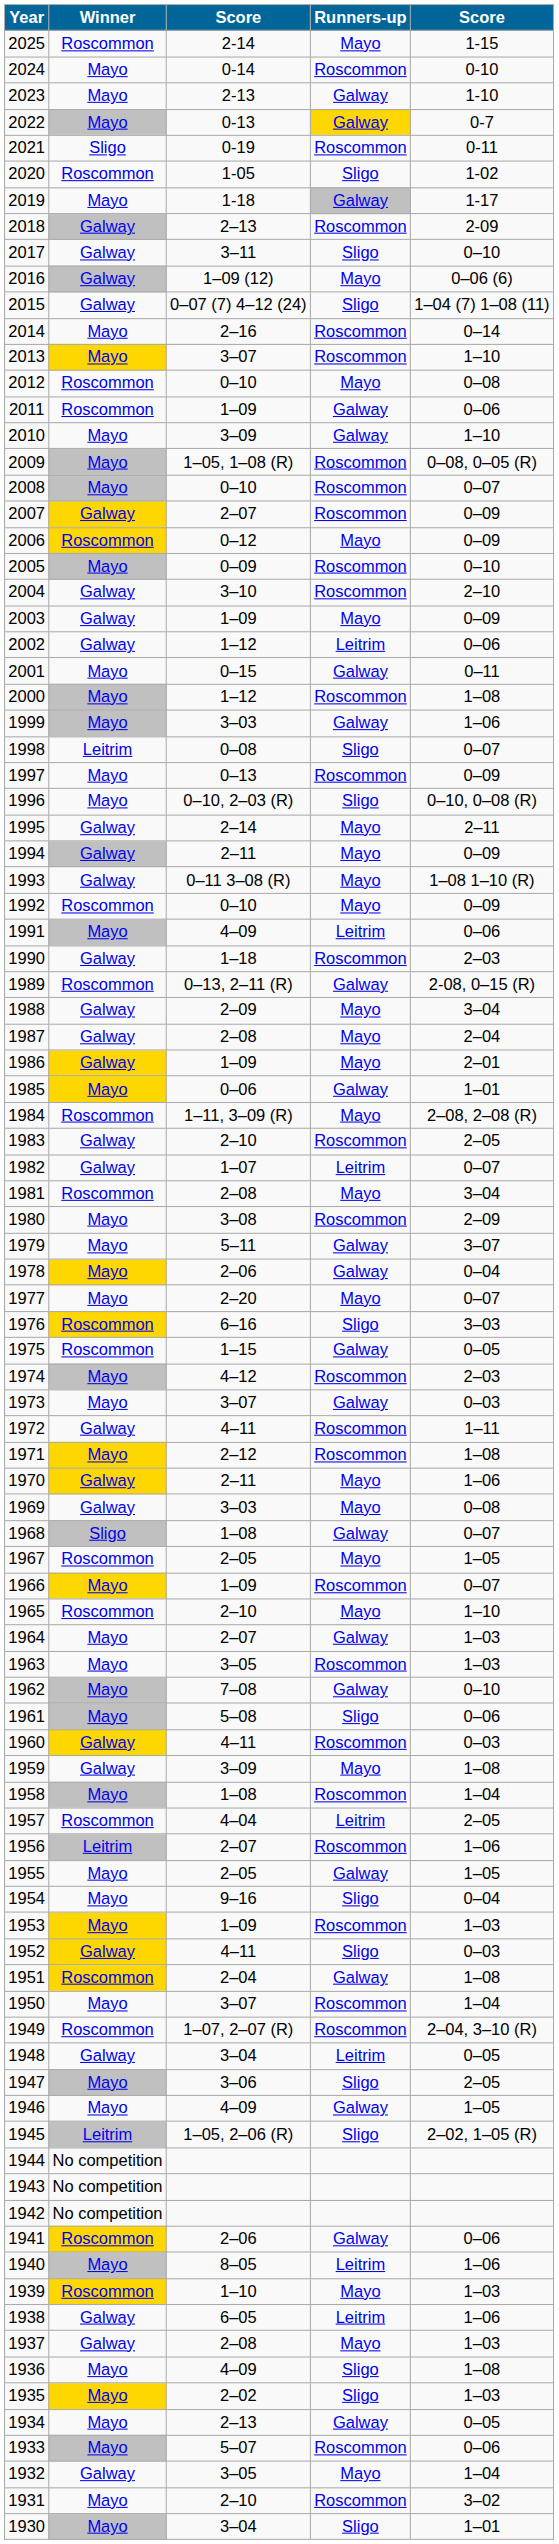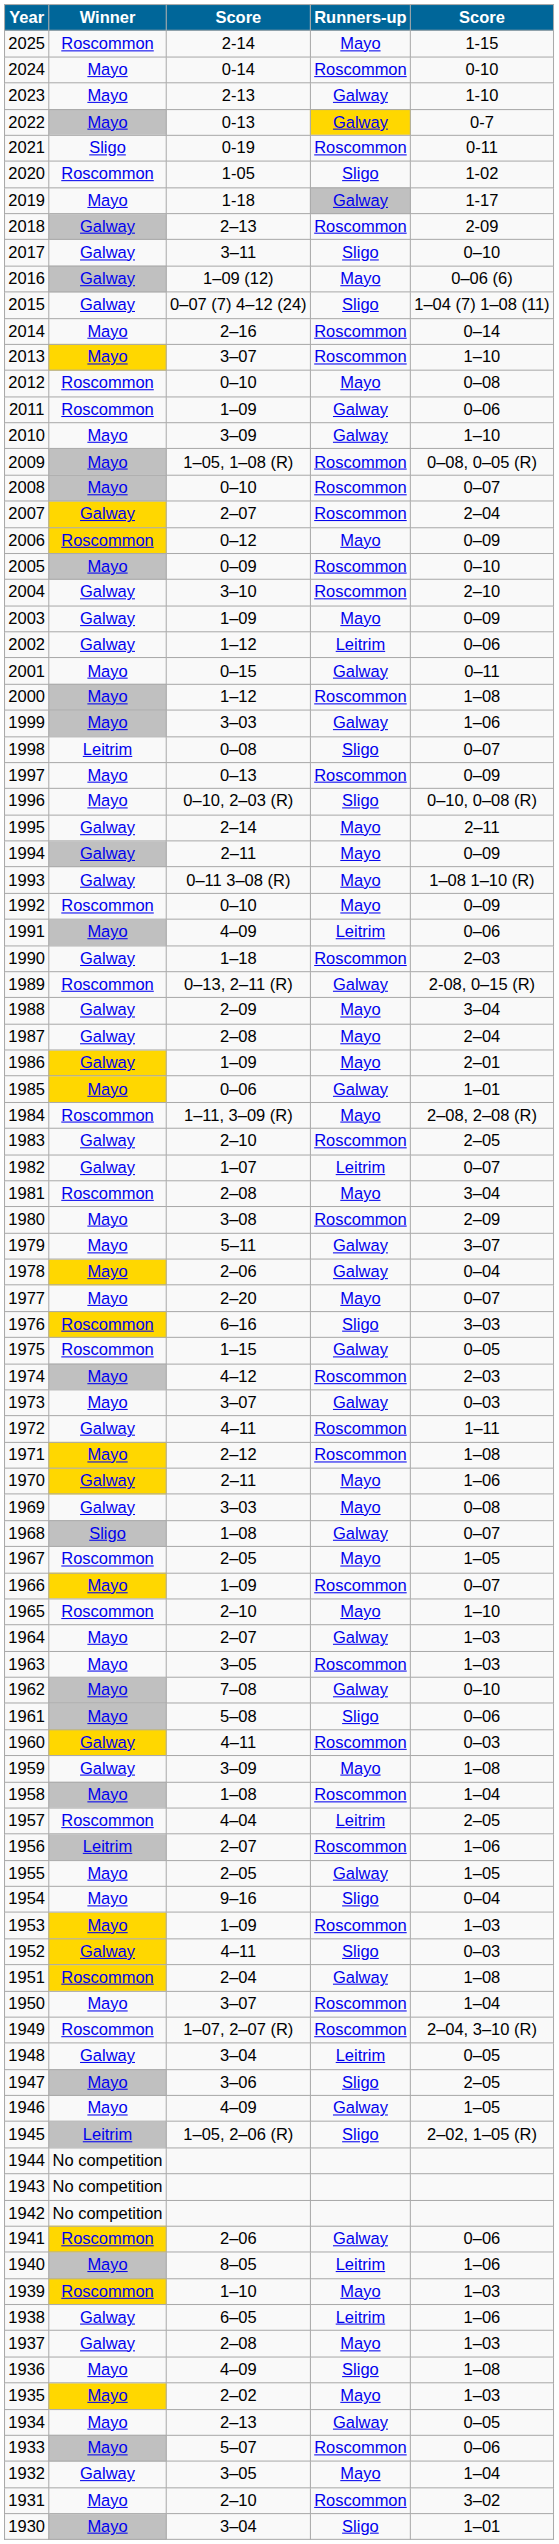(482, 514) 0–09 -> (482, 514) 2–04
(360, 2395) Sligo -> (360, 2395) Mayo
